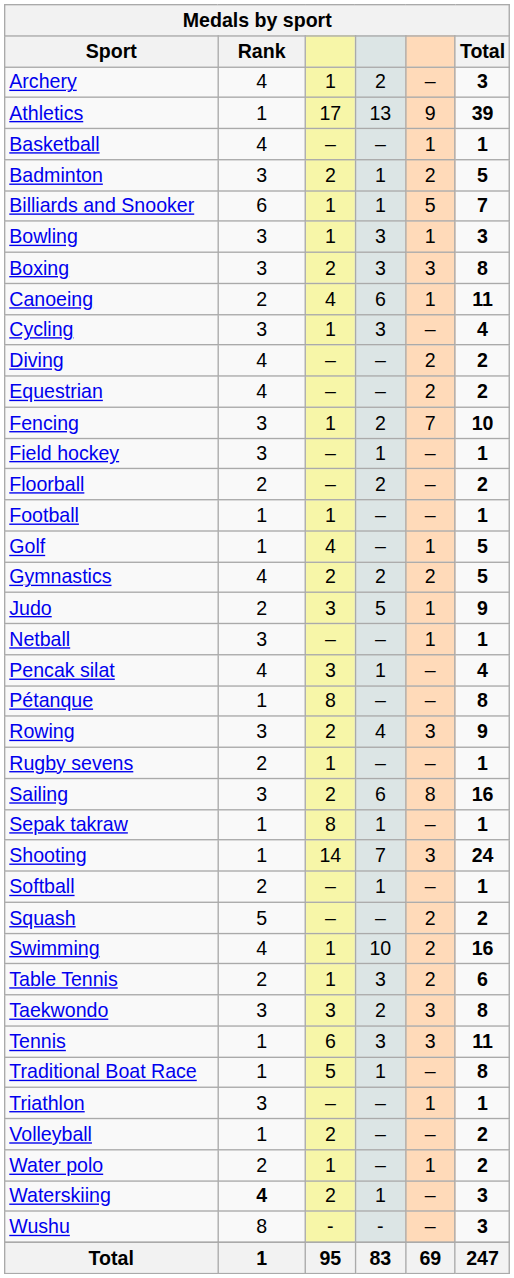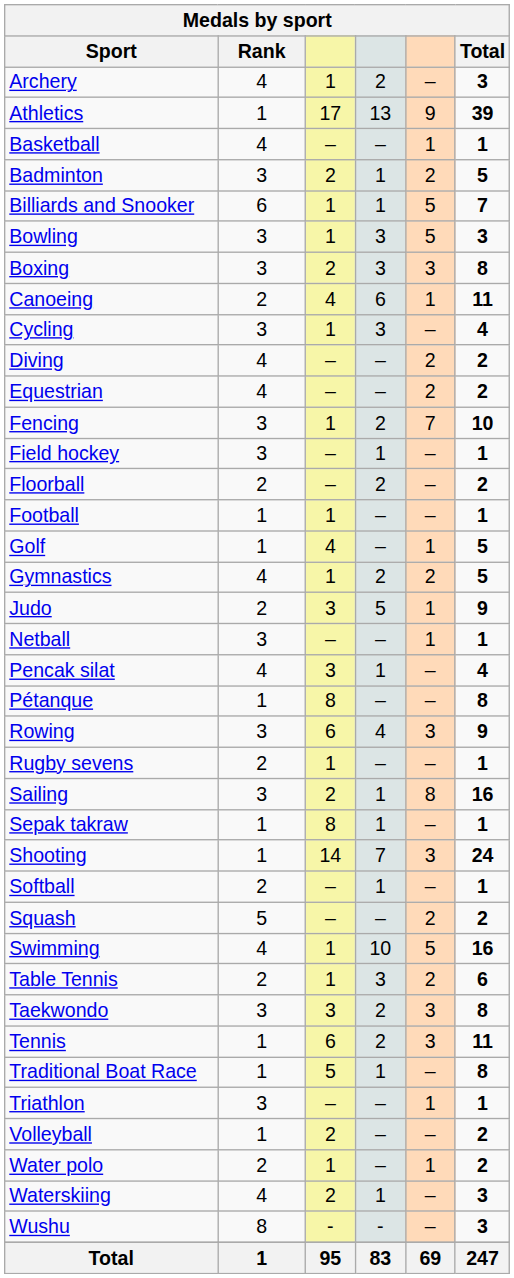(430, 237) 1 -> (430, 237) 5
(330, 577) 2 -> (330, 577) 1
(330, 732) 2 -> (330, 732) 6
(380, 794) 6 -> (380, 794) 1
(430, 949) 2 -> (430, 949) 5
(380, 1042) 3 -> (380, 1042) 2
(262, 1196) bold -> (262, 1196) normal
